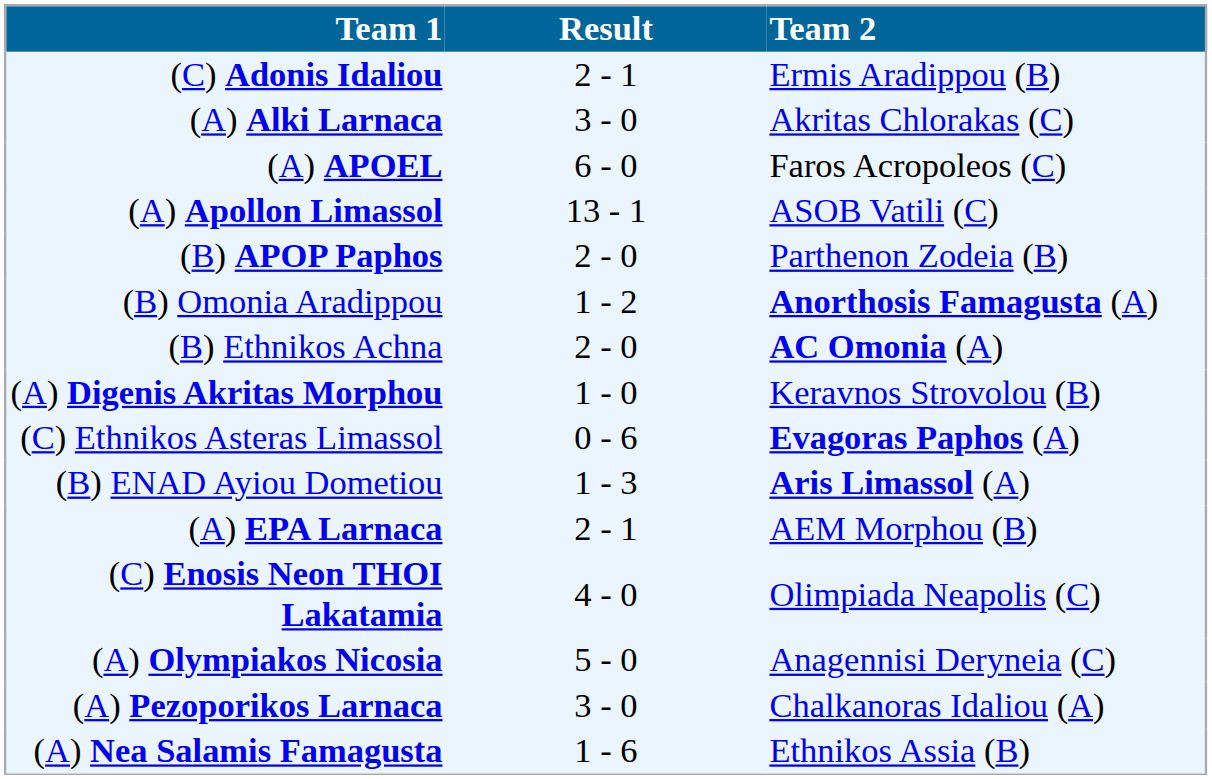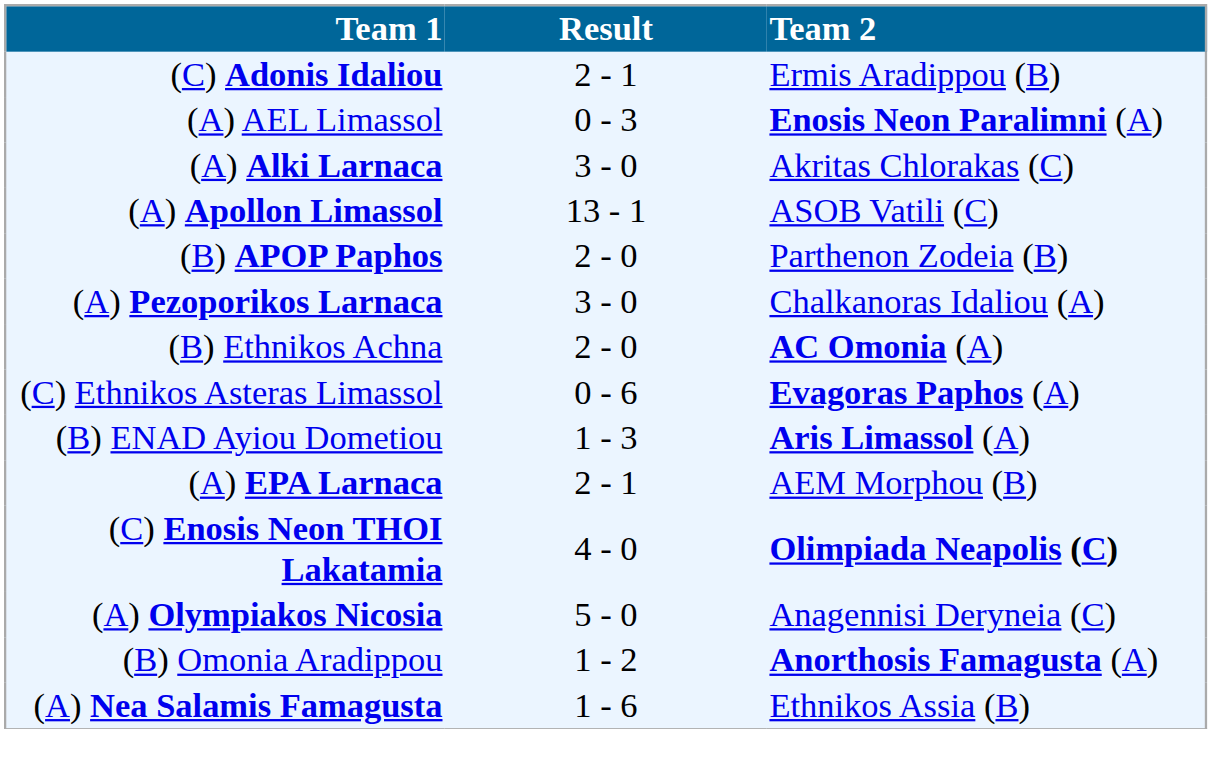+ row: (315, 119)
- row: (355, 164)
rows swapped: (283, 300) <-> (258, 704)
- row: (227, 391)
(935, 593) normal -> (944, 548) bold
